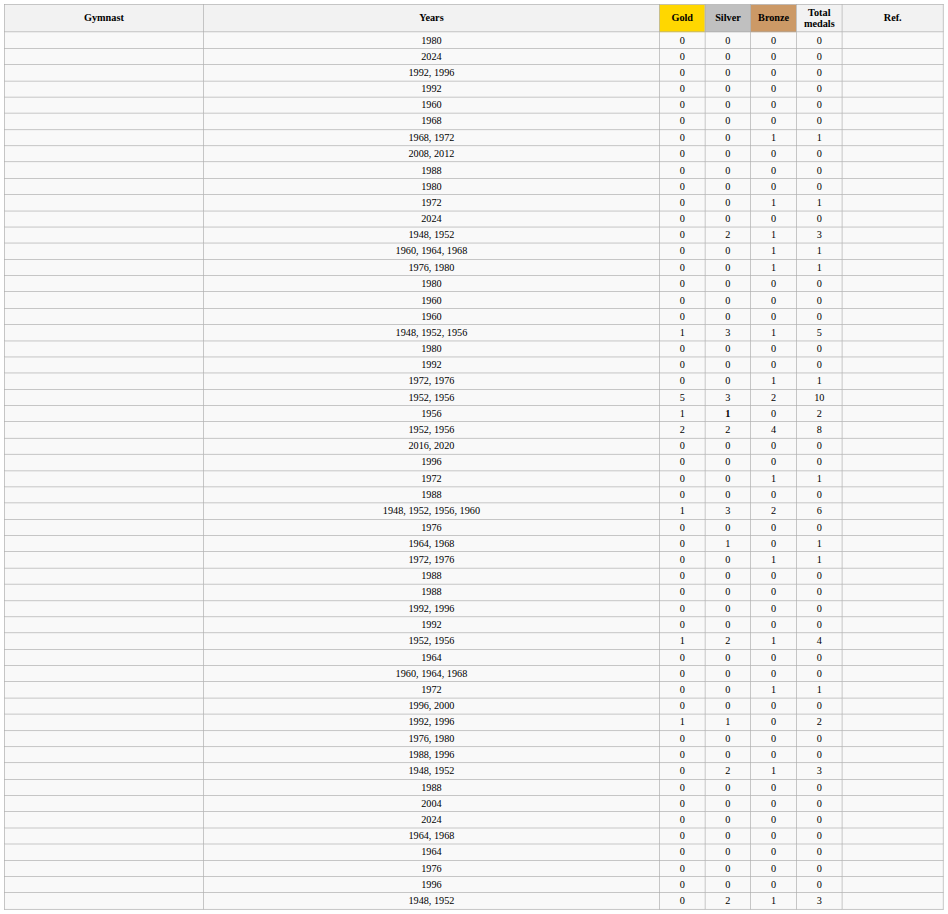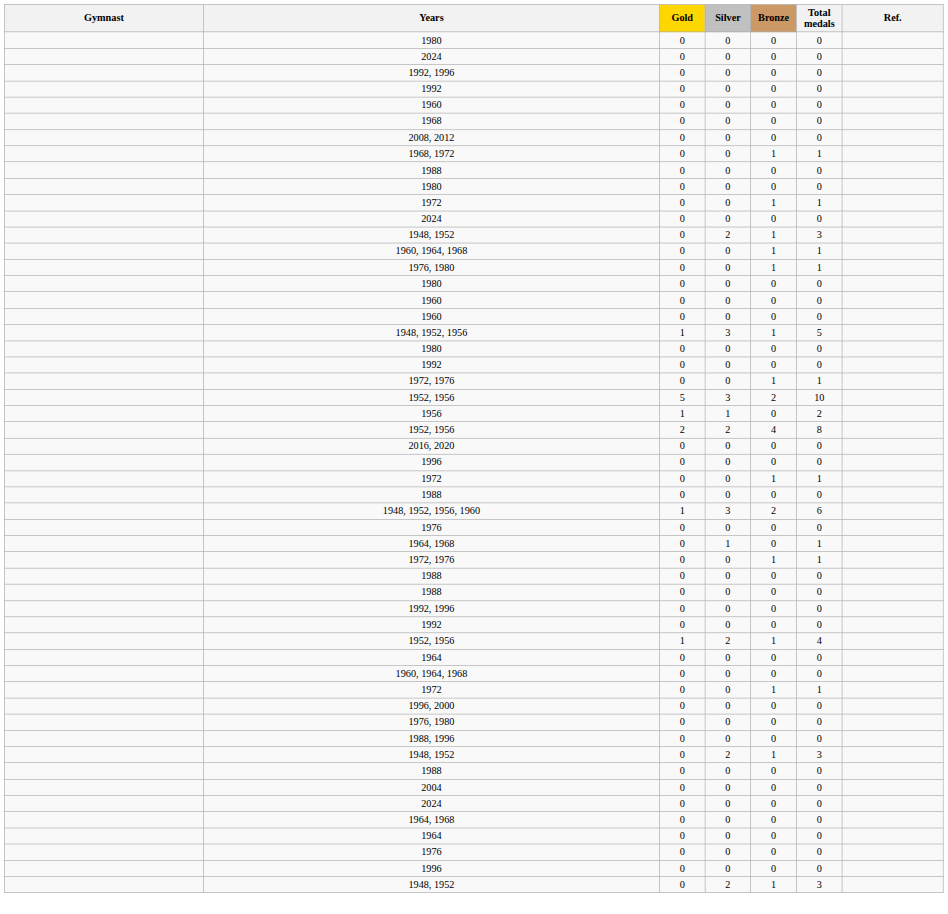rows swapped: (431, 137) <-> (431, 154)
(728, 413) bold -> (728, 413) normal
- row: (431, 722)
